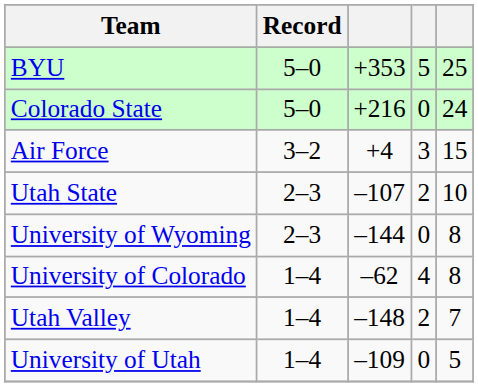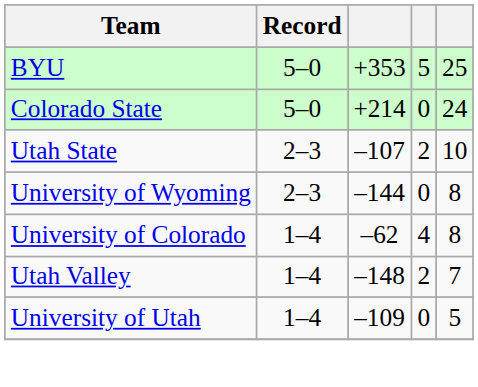(380, 109) +216 -> (380, 109) +214
- row: (60, 151)
